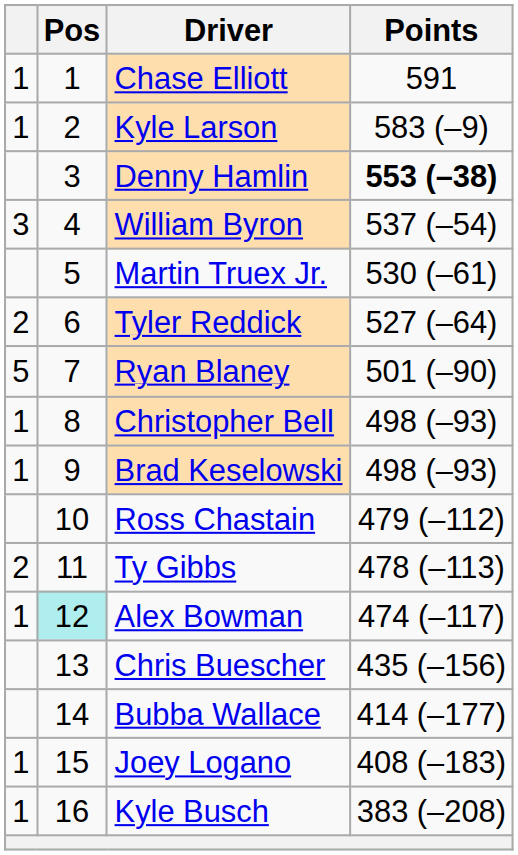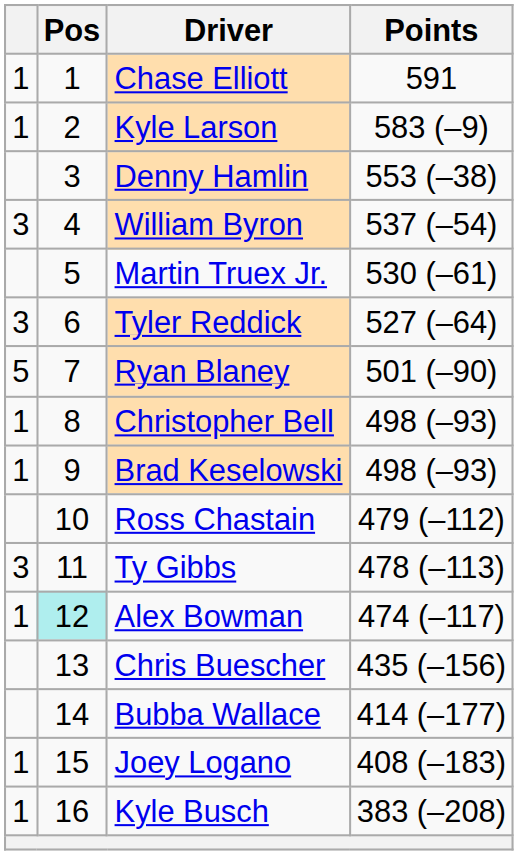(431, 176) bold -> (431, 176) normal
(21, 323) 2 -> (21, 323) 3
(21, 567) 2 -> (21, 567) 3
